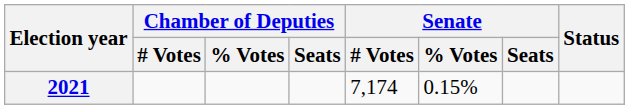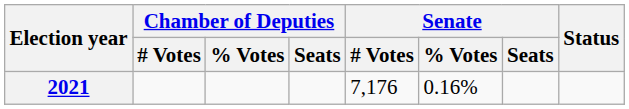(374, 87) 7,174 -> (374, 87) 7,176
(451, 87) 0.15% -> (451, 87) 0.16%
